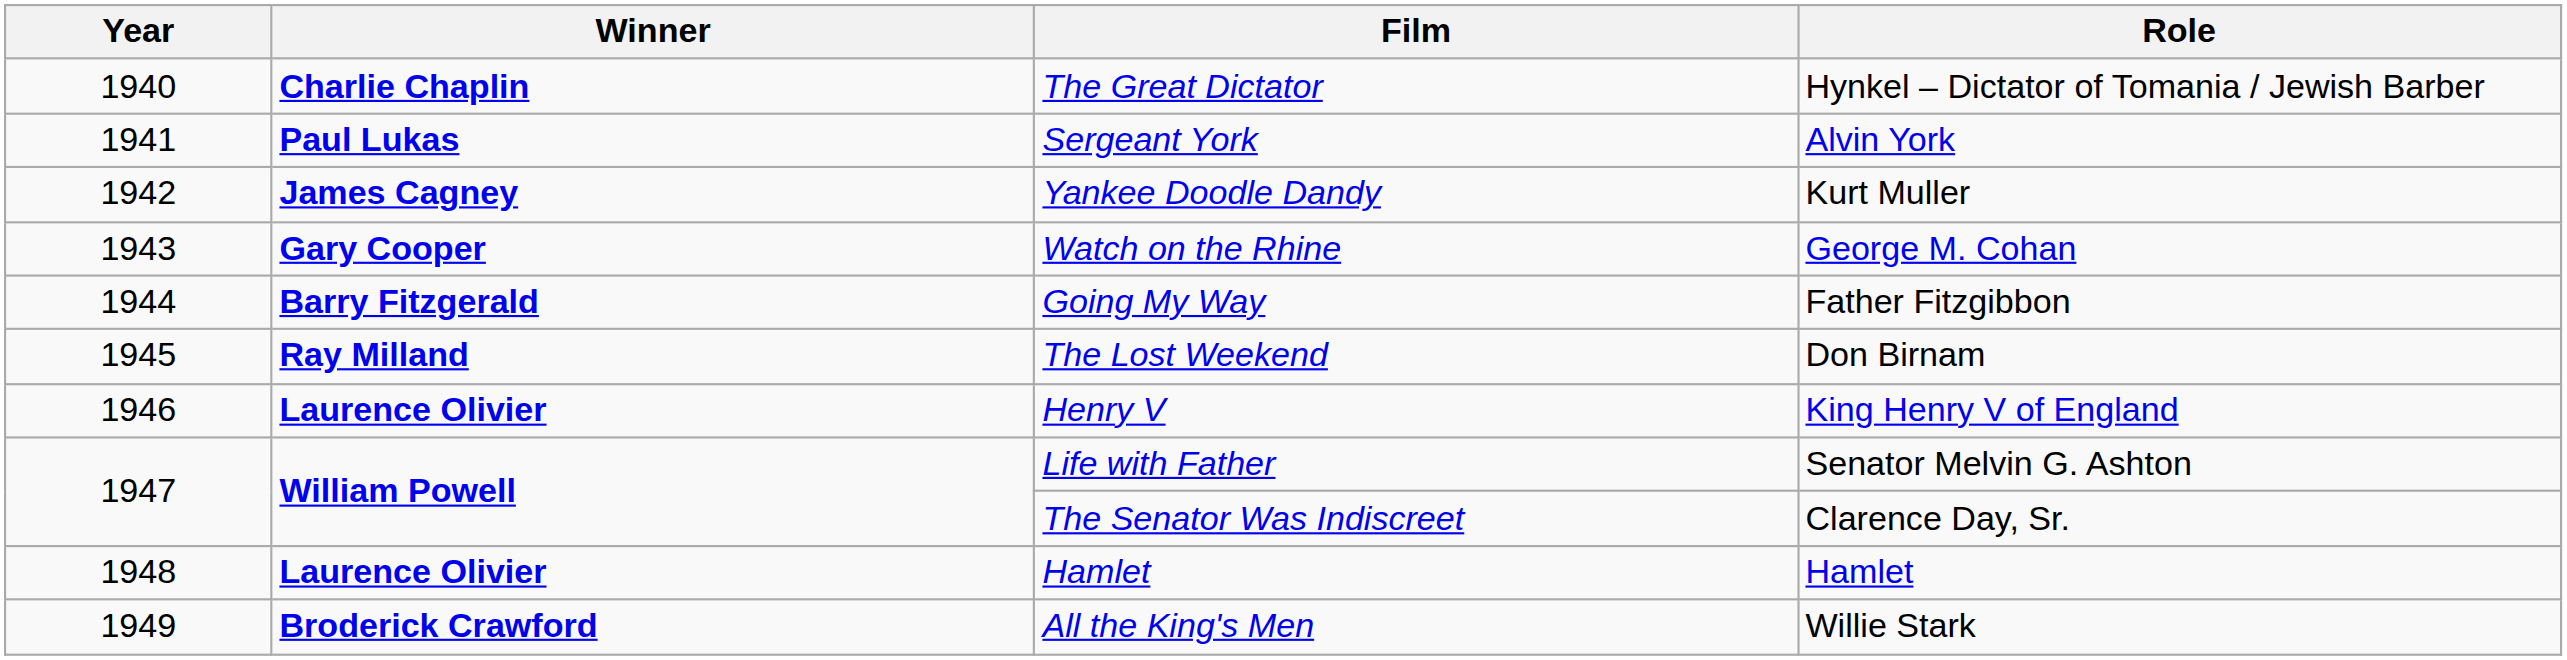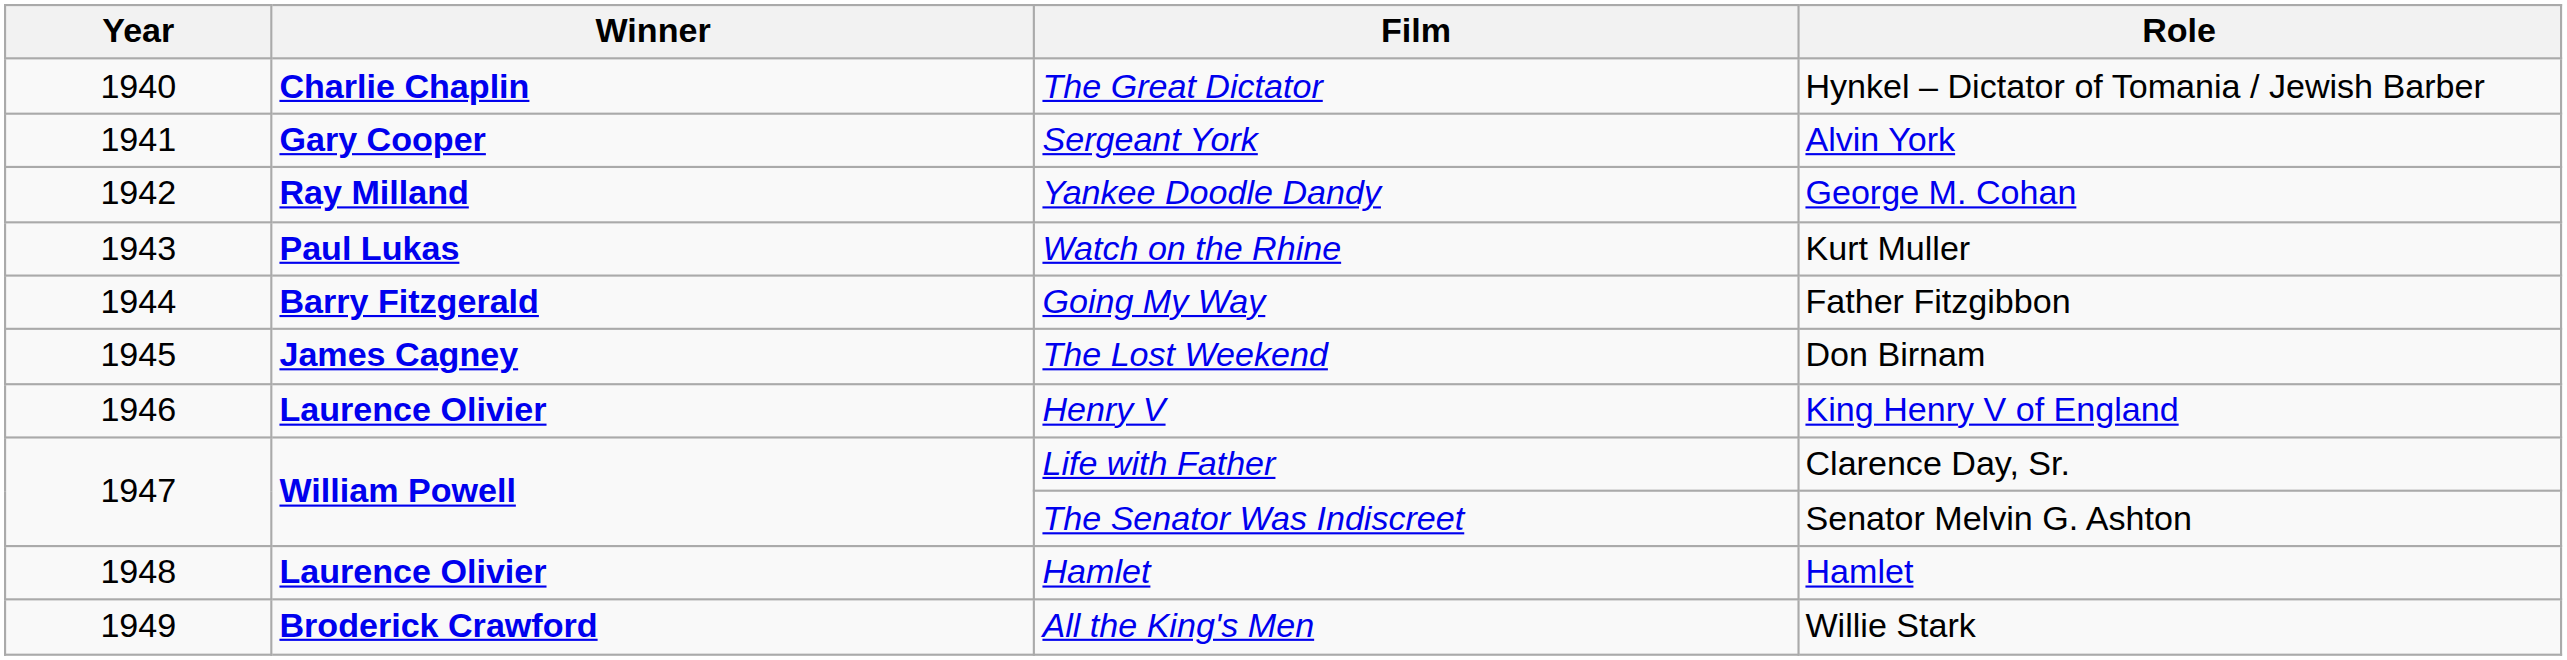(369, 139) Paul Lukas -> (383, 139) Gary Cooper
(399, 193) James Cagney -> (374, 193) Ray Milland
(1888, 193) Kurt Muller -> (1941, 193) George M. Cohan
(383, 247) Gary Cooper -> (369, 247) Paul Lukas
(1941, 247) George M. Cohan -> (1888, 247) Kurt Muller
(374, 355) Ray Milland -> (399, 355) James Cagney
(1999, 463) Senator Melvin G. Ashton -> (1938, 463) Clarence Day, Sr.
(1938, 517) Clarence Day, Sr. -> (1999, 517) Senator Melvin G. Ashton
